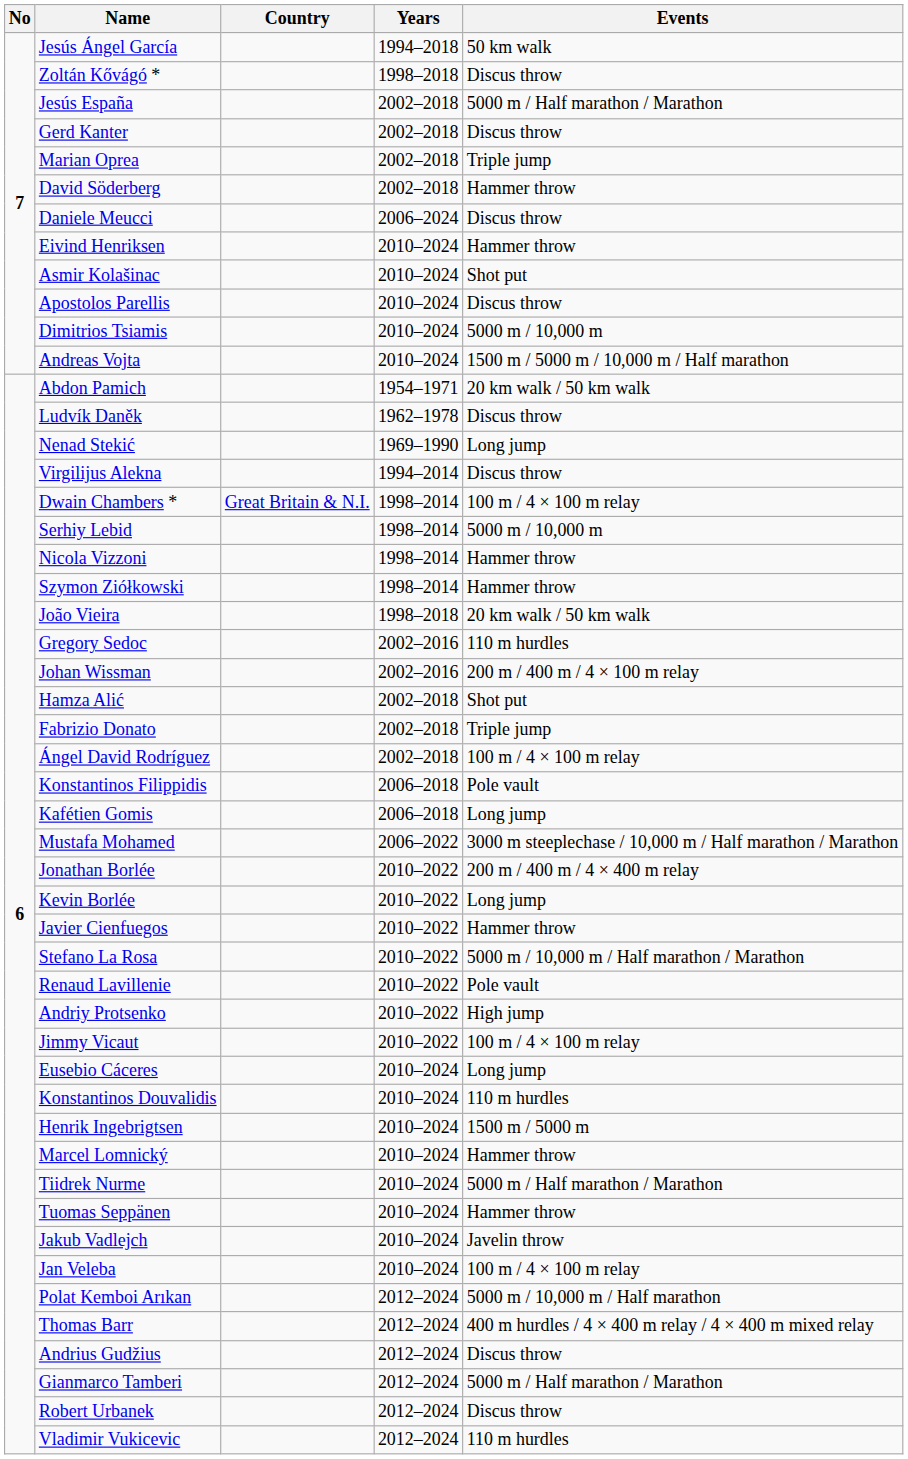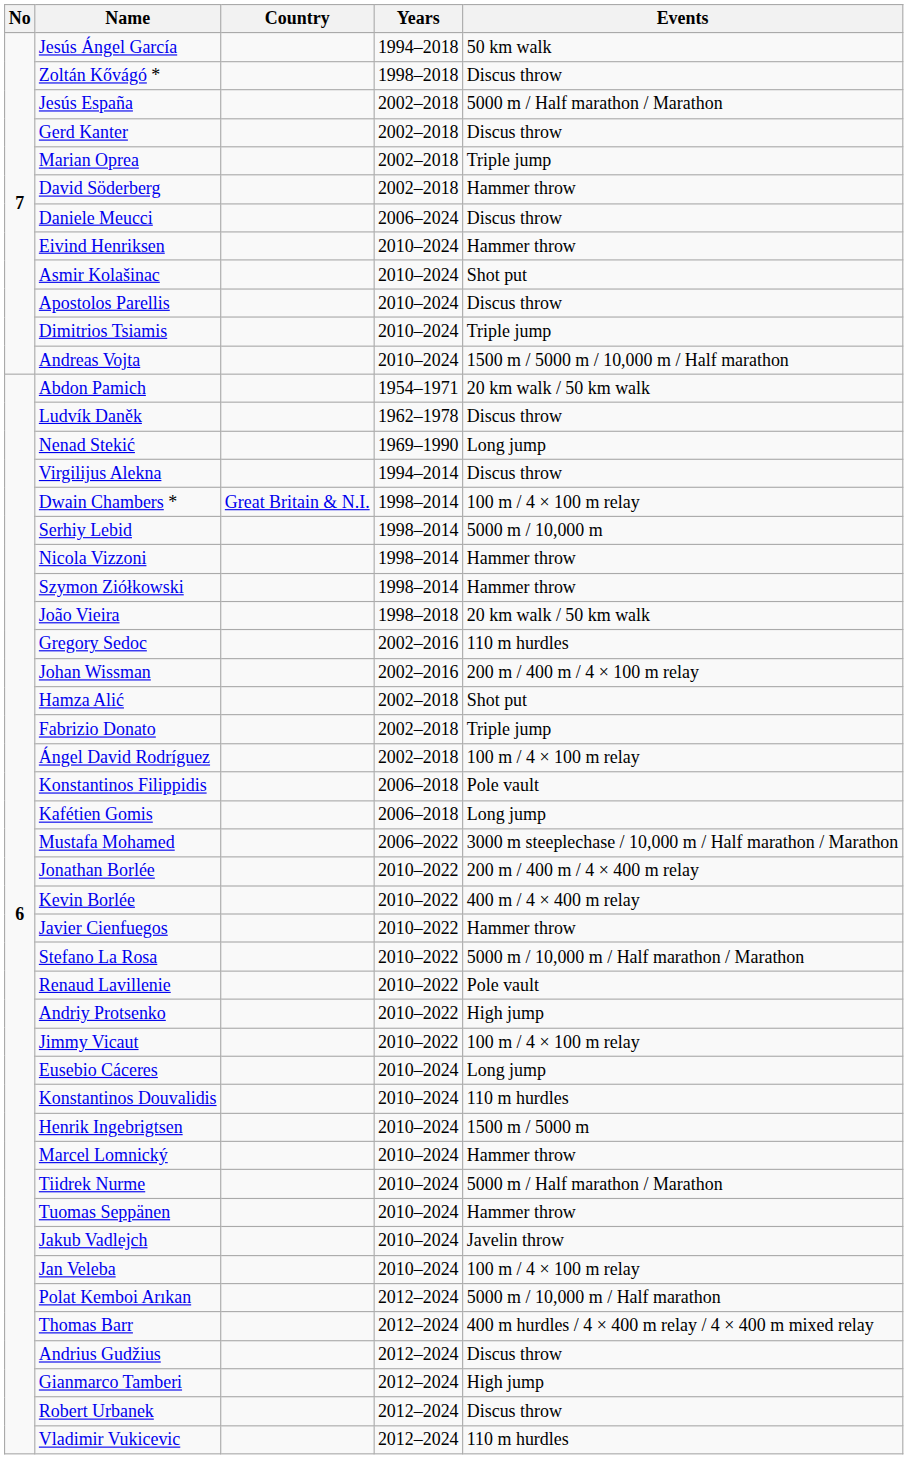(535, 331) 5000 m / 10,000 m -> (509, 331) Triple jump
(506, 899) Long jump -> (553, 899) 400 m / 4 × 400 m relay
(595, 1382) 5000 m / Half marathon / Marathon -> (505, 1382) High jump
